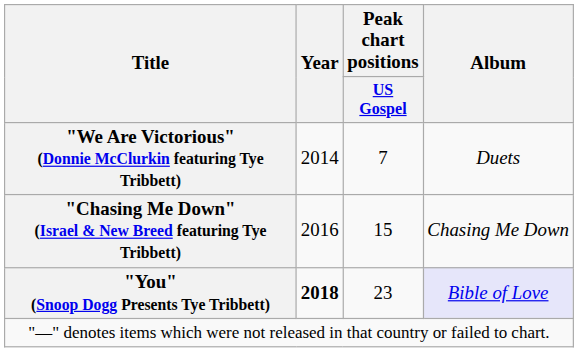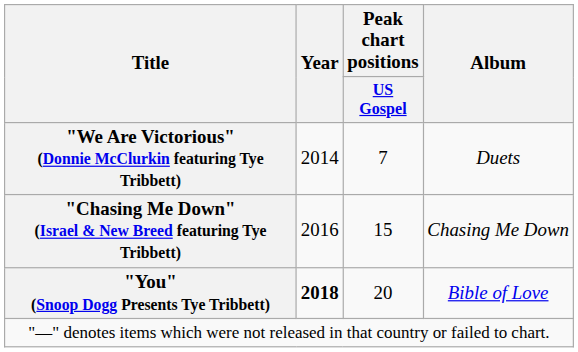(383, 292) 23 -> (383, 292) 20
(498, 292) lavender background -> (498, 292) no background
